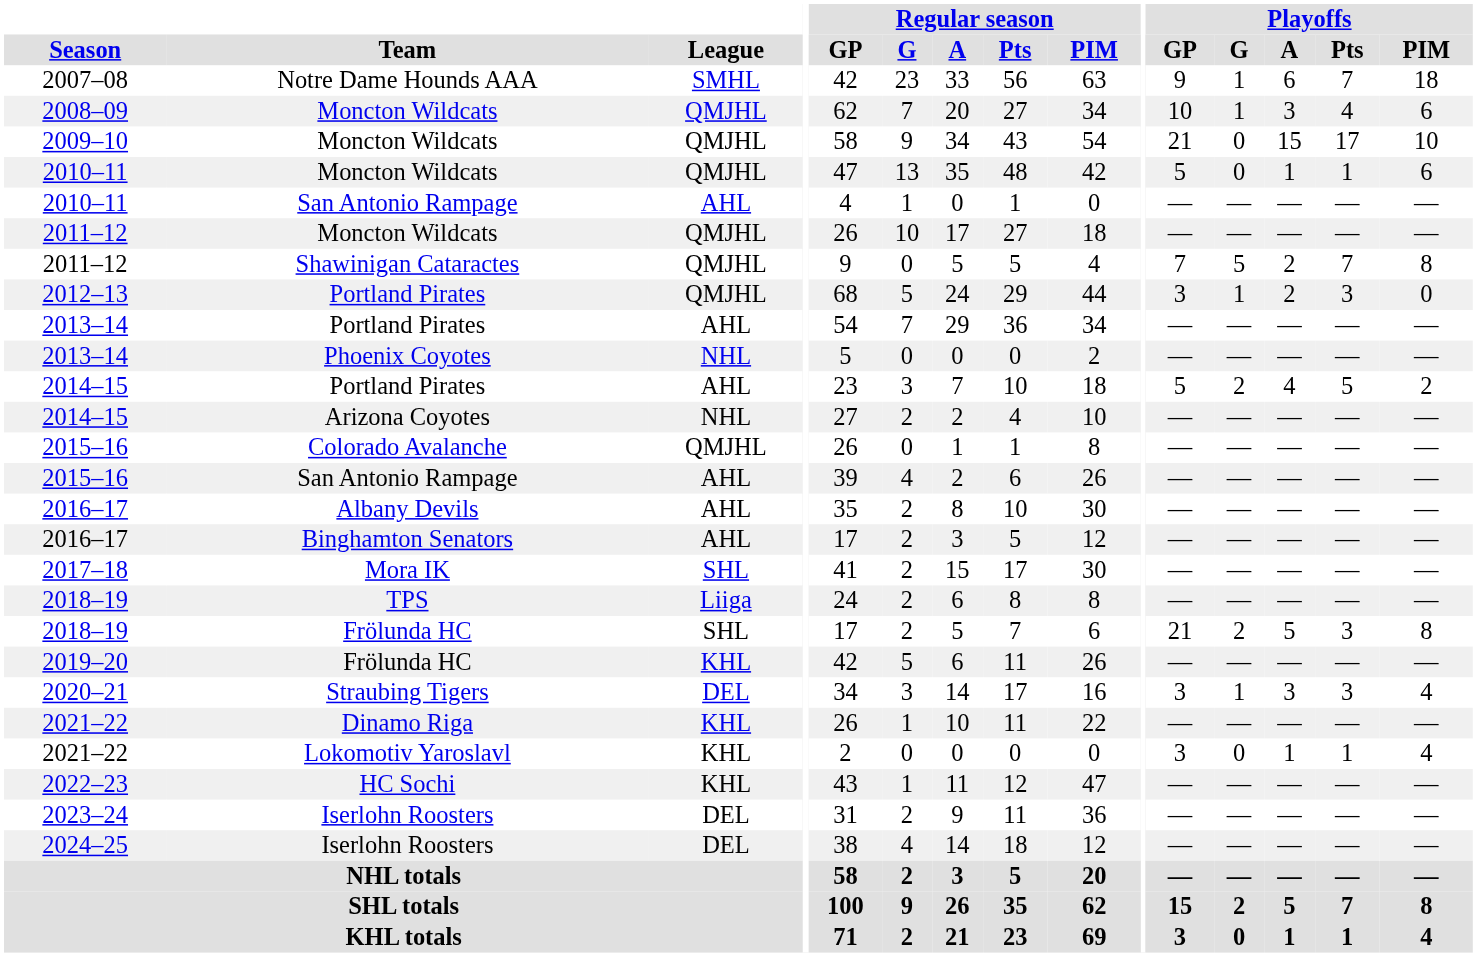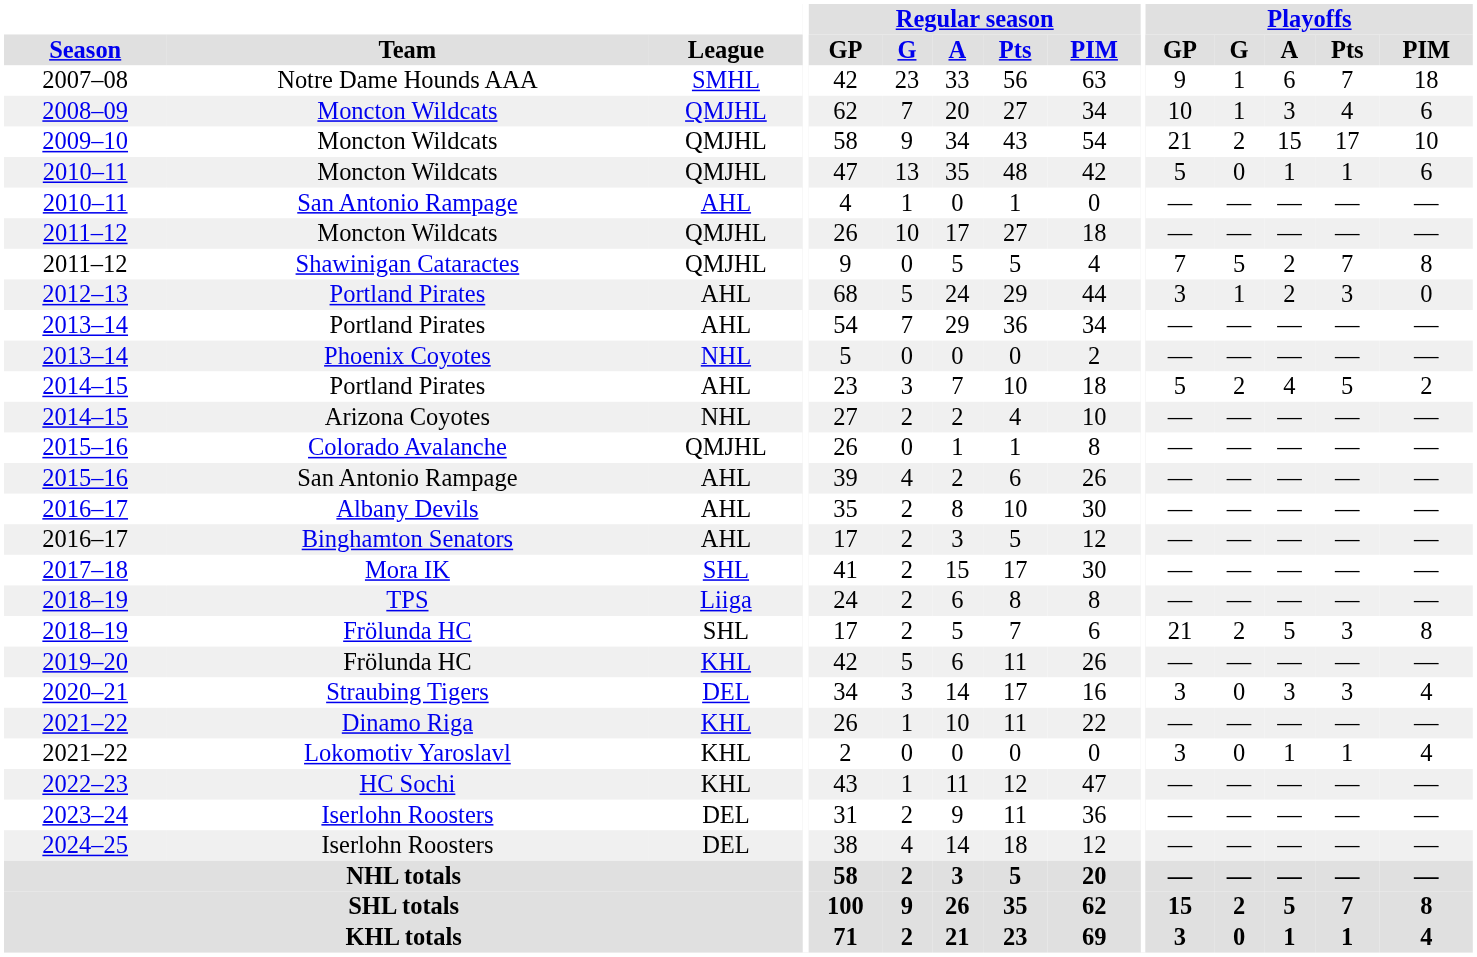(1239, 141) 0 -> (1239, 141) 2
(726, 294) QMJHL -> (726, 294) AHL
(1239, 692) 1 -> (1239, 692) 0
